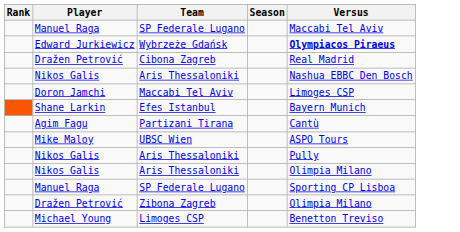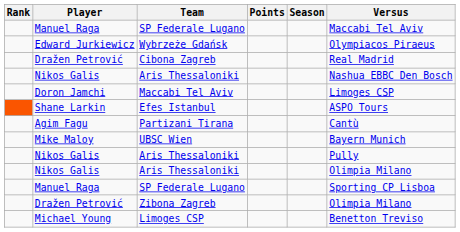+ column: (267, 12)
(342, 44) bold -> (382, 44) normal
(328, 108) Bayern Munich -> (359, 108) ASPO Tours
(319, 139) ASPO Tours -> (367, 139) Bayern Munich
